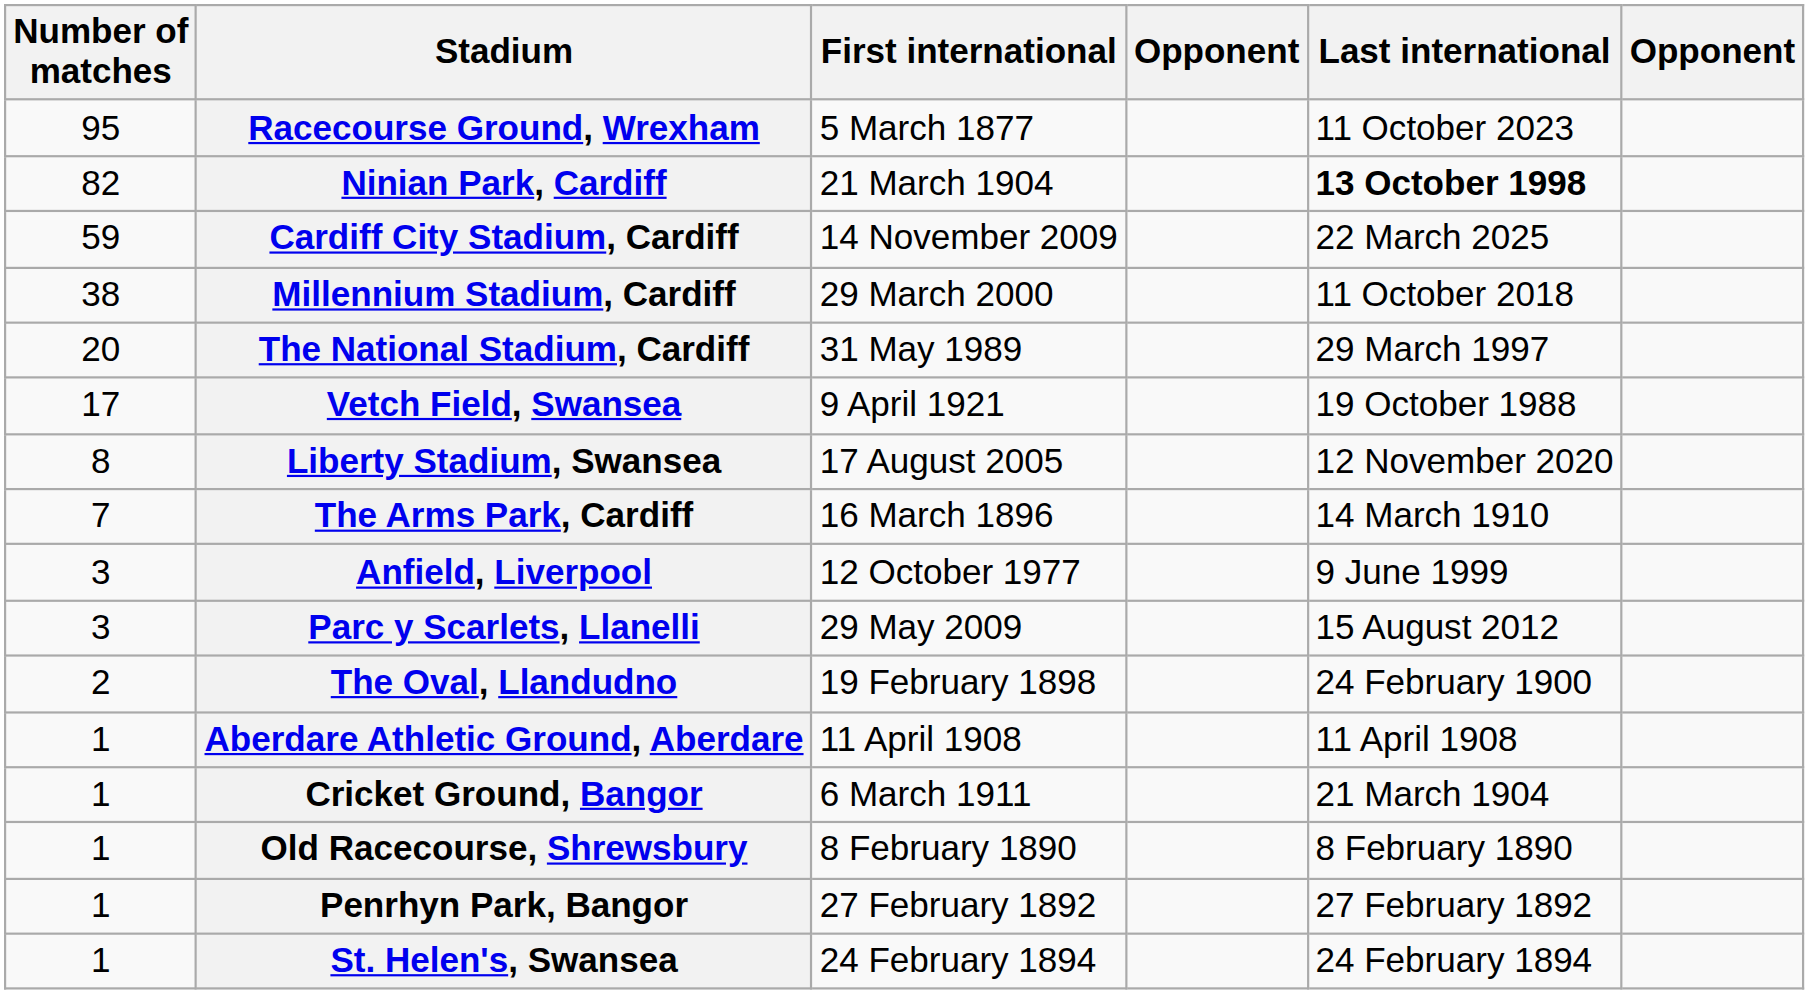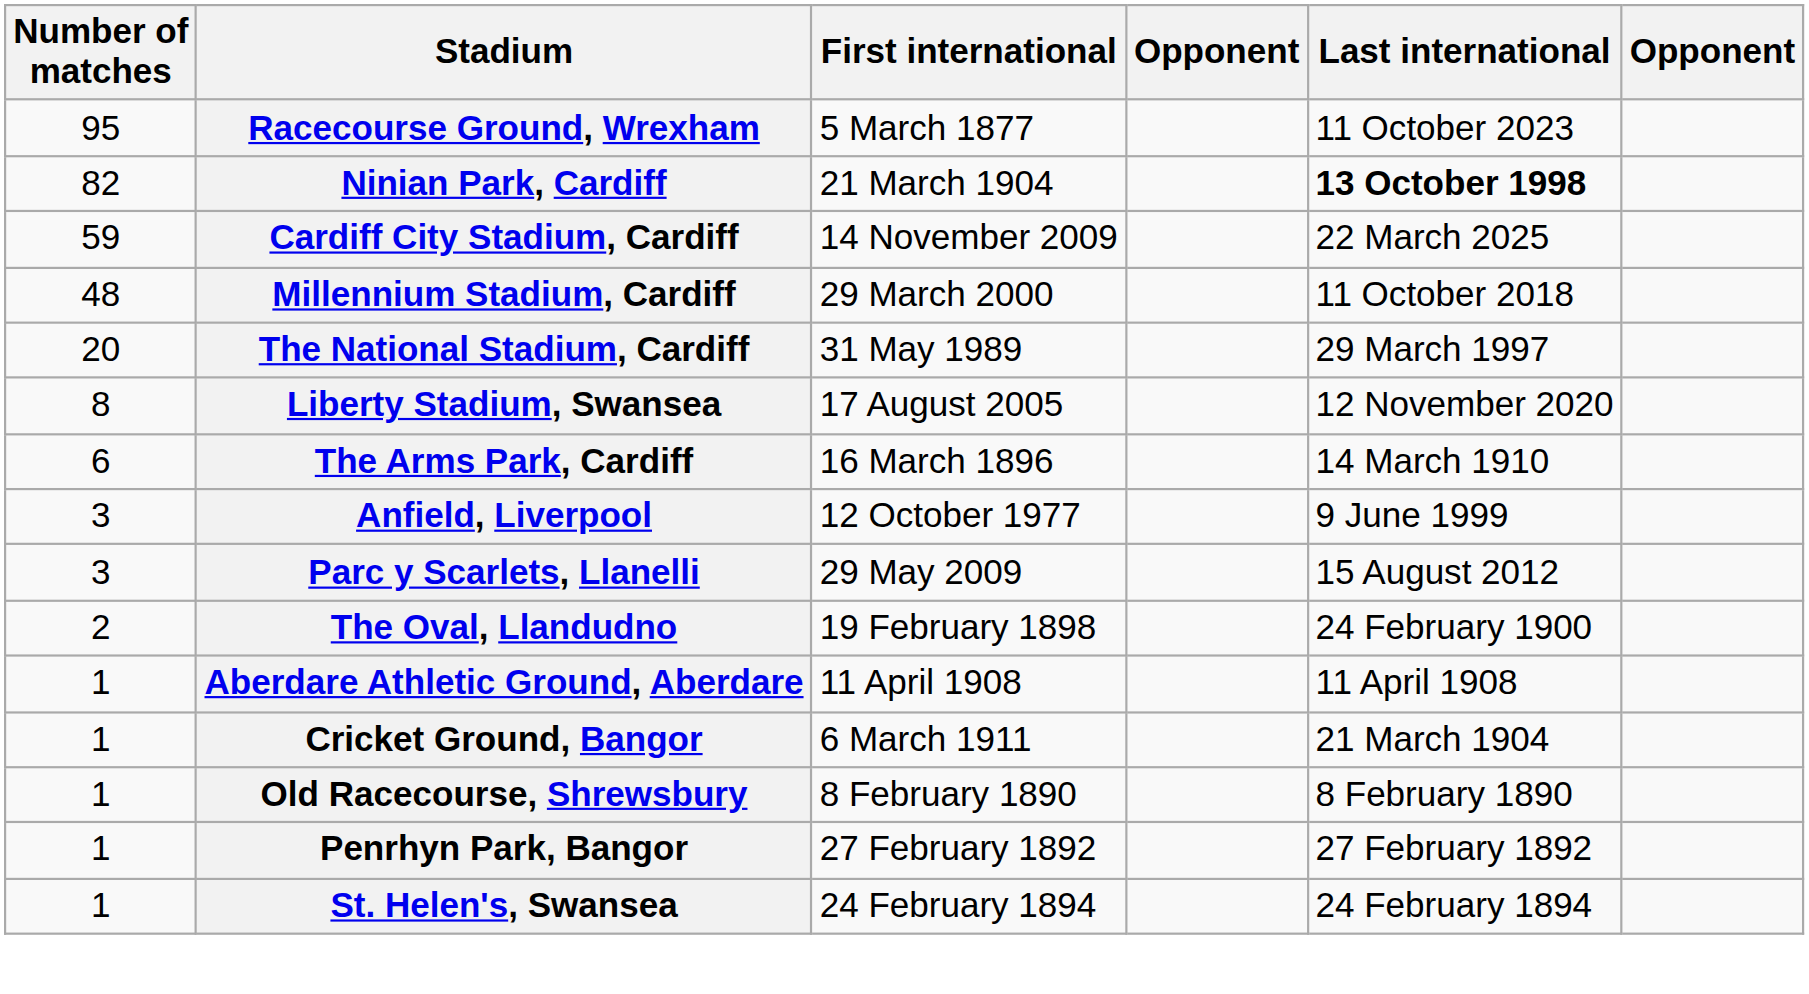(101, 293) 38 -> (101, 293) 48
- row: (504, 405)
(101, 516) 7 -> (101, 460) 6
